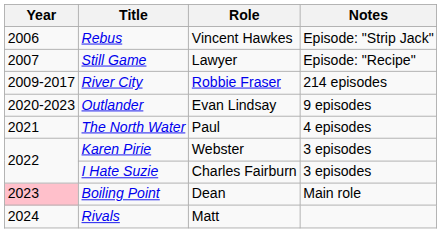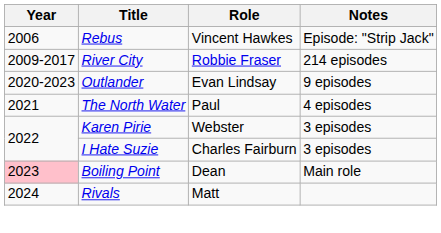- row: (114, 60)
